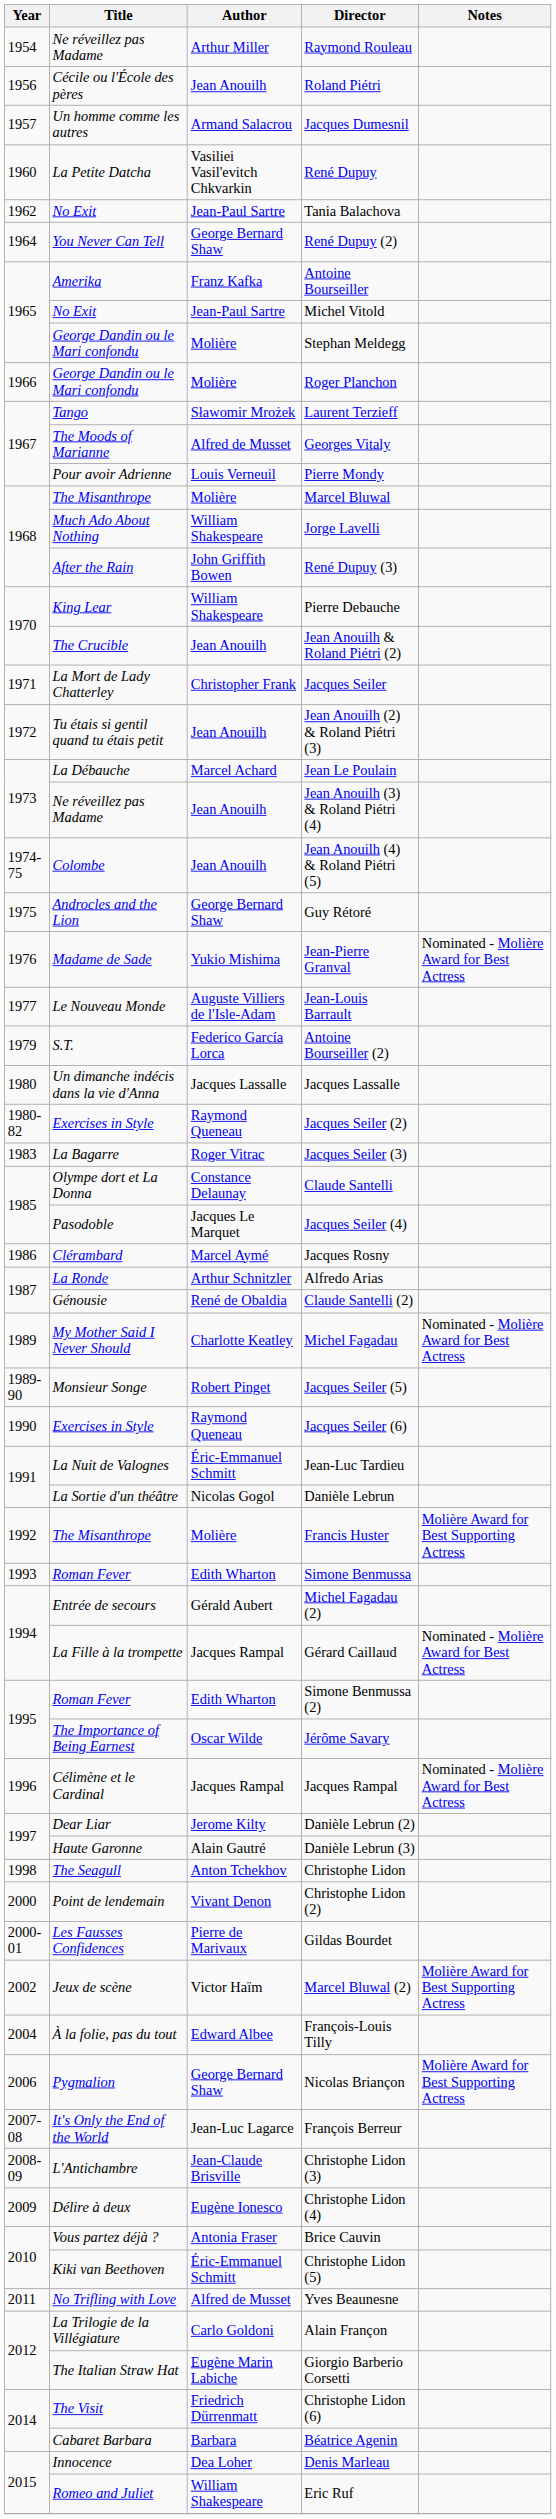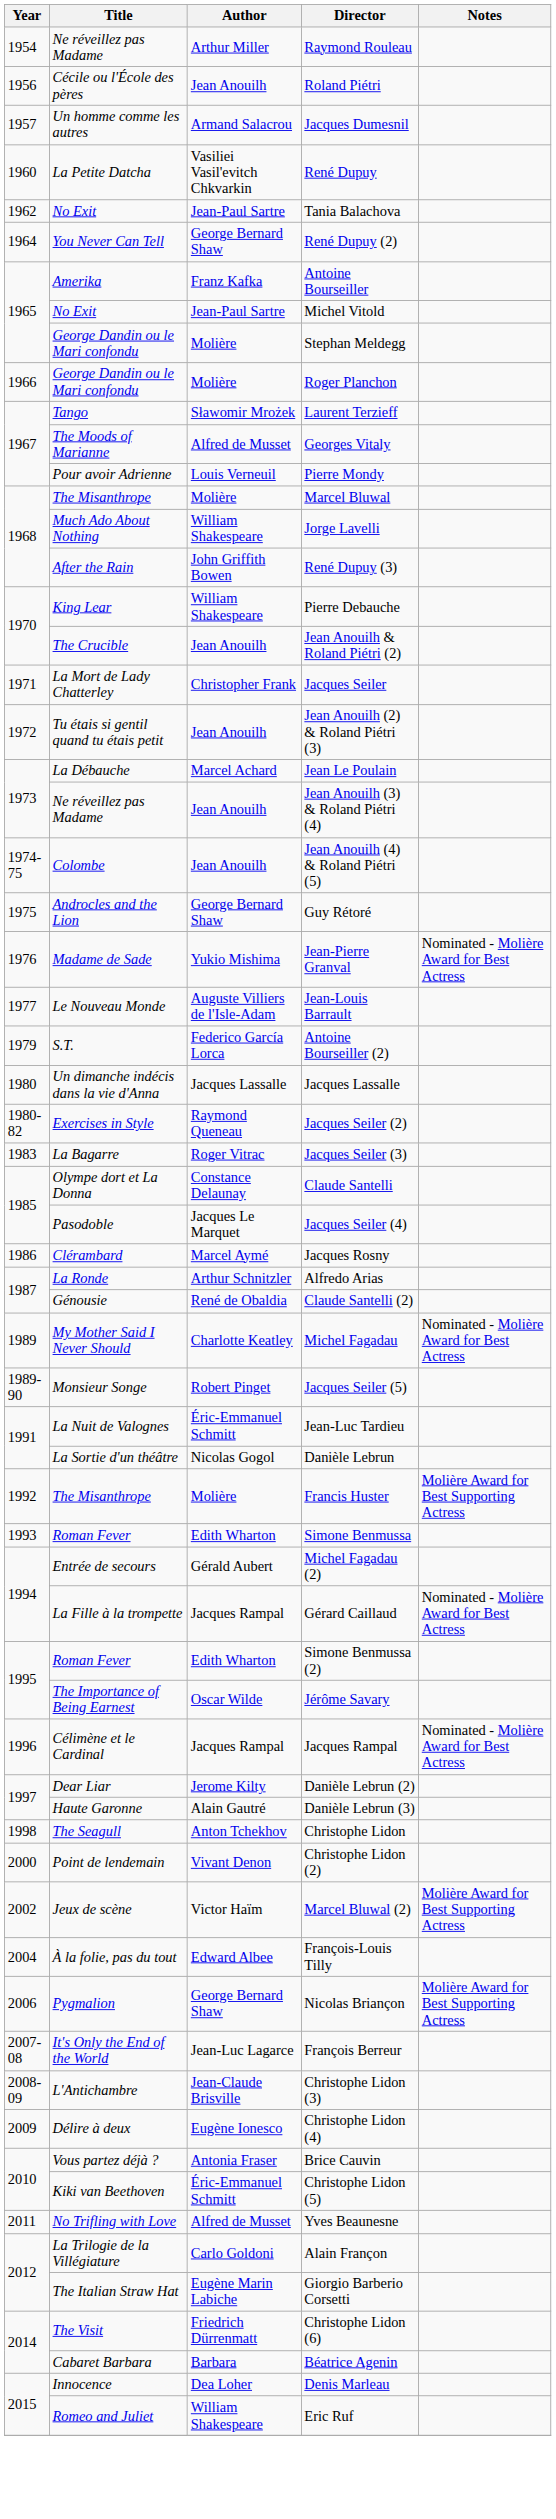- row: (356, 1426)
- row: (348, 1940)
